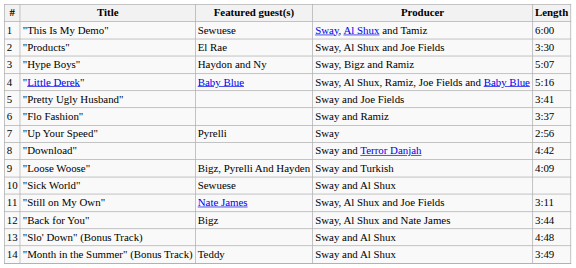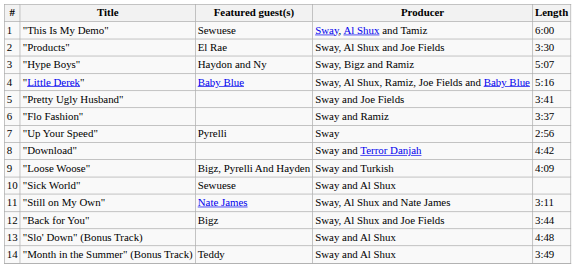(380, 202) Sway, Al Shux and Joe Fields -> (383, 202) Sway, Al Shux and Nate James
(383, 220) Sway, Al Shux and Nate James -> (380, 220) Sway, Al Shux and Joe Fields
